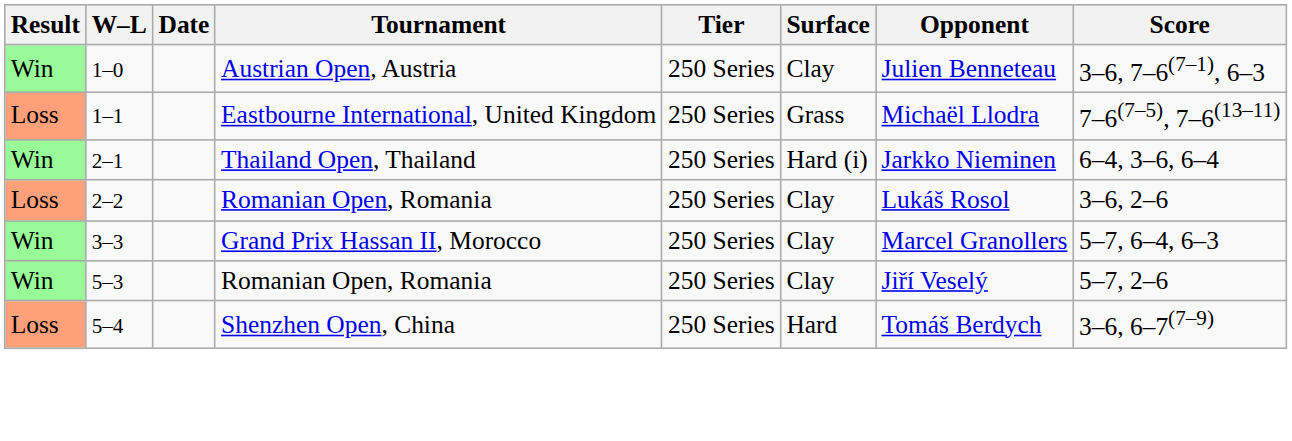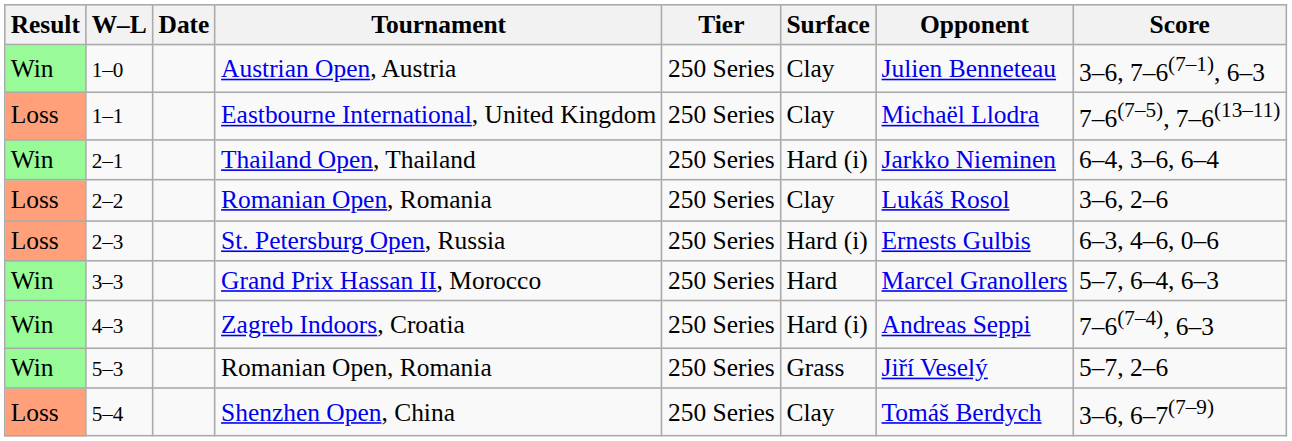(815, 115) Grass -> (810, 115) Clay
+ row: (108, 241)
(810, 240) Clay -> (812, 280) Hard
+ row: (108, 325)
(810, 280) Clay -> (815, 368) Grass
(812, 324) Hard -> (810, 411) Clay
